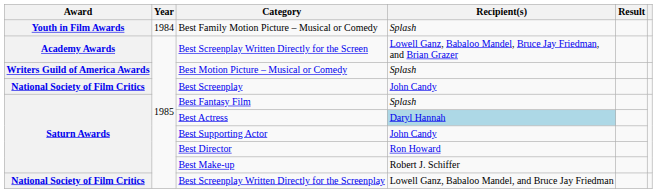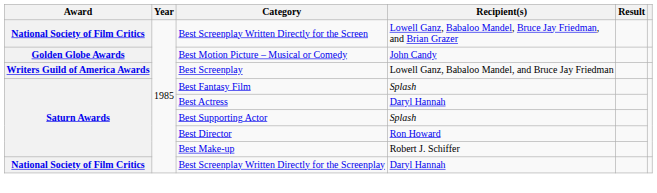- row: (278, 28)
(78, 49) Academy Awards -> (78, 33) National Society of Film Critics
(78, 70) Writers Guild of America Awards -> (78, 54) Golden Globe Awards
(403, 70) Splash -> (413, 54) John Candy
(78, 86) National Society of Film Critics -> (78, 70) Writers Guild of America Awards
(413, 86) John Candy -> (502, 70) Lowell Ganz, Babaloo Mandel, and Bruce Jay Friedman
(418, 117) lightblue background -> (418, 102) no background
(413, 133) John Candy -> (403, 117) Splash
(502, 180) Lowell Ganz, Babaloo Mandel, and Bruce Jay Friedman -> (418, 165) Daryl Hannah
